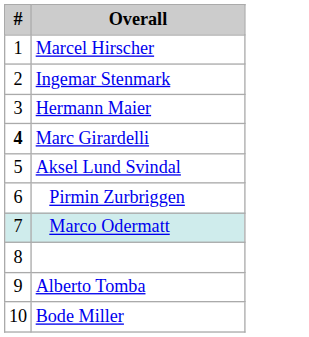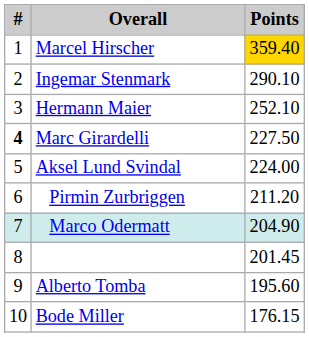+ column: (275, 19)
